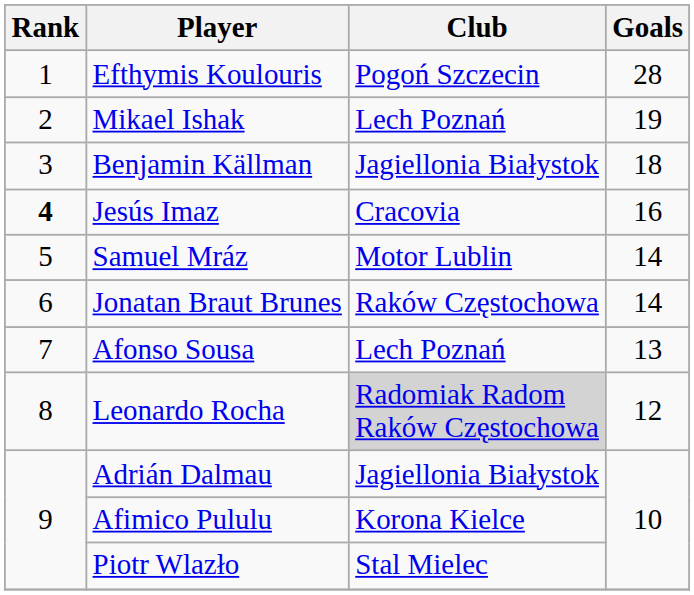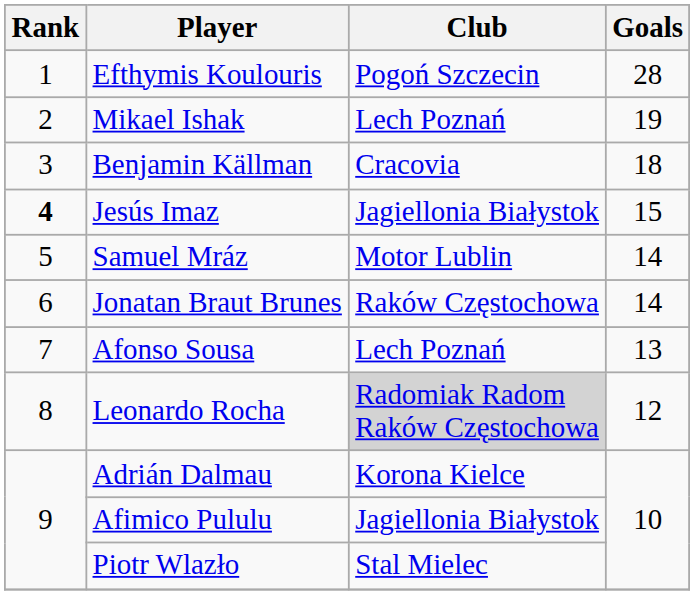(477, 165) Jagiellonia Białystok -> (407, 165) Cracovia
(407, 211) Cracovia -> (477, 211) Jagiellonia Białystok
(648, 211) 16 -> (648, 211) 15
(477, 473) Jagiellonia Białystok -> (440, 473) Korona Kielce
(440, 519) Korona Kielce -> (477, 519) Jagiellonia Białystok
